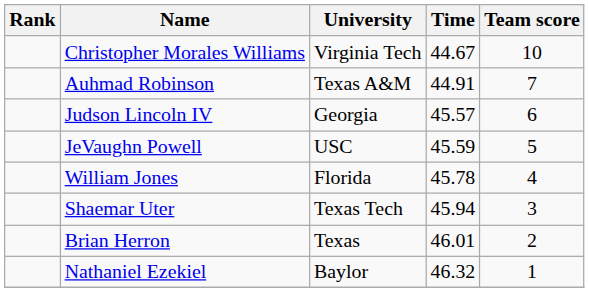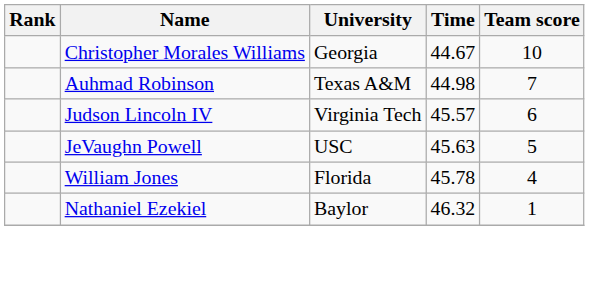(368, 51) Virginia Tech -> (346, 51) Georgia
(453, 83) 44.91 -> (453, 83) 44.98
(346, 114) Georgia -> (368, 114) Virginia Tech
(453, 146) 45.59 -> (453, 146) 45.63
- row: (119, 209)
- row: (117, 240)
